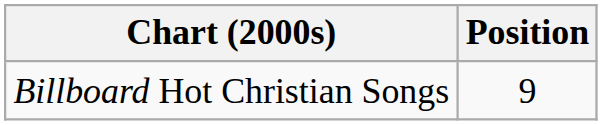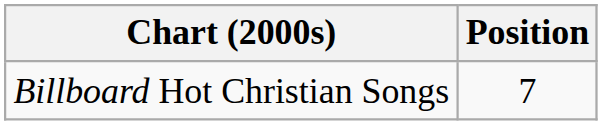(527, 89) 9 -> (527, 89) 7
